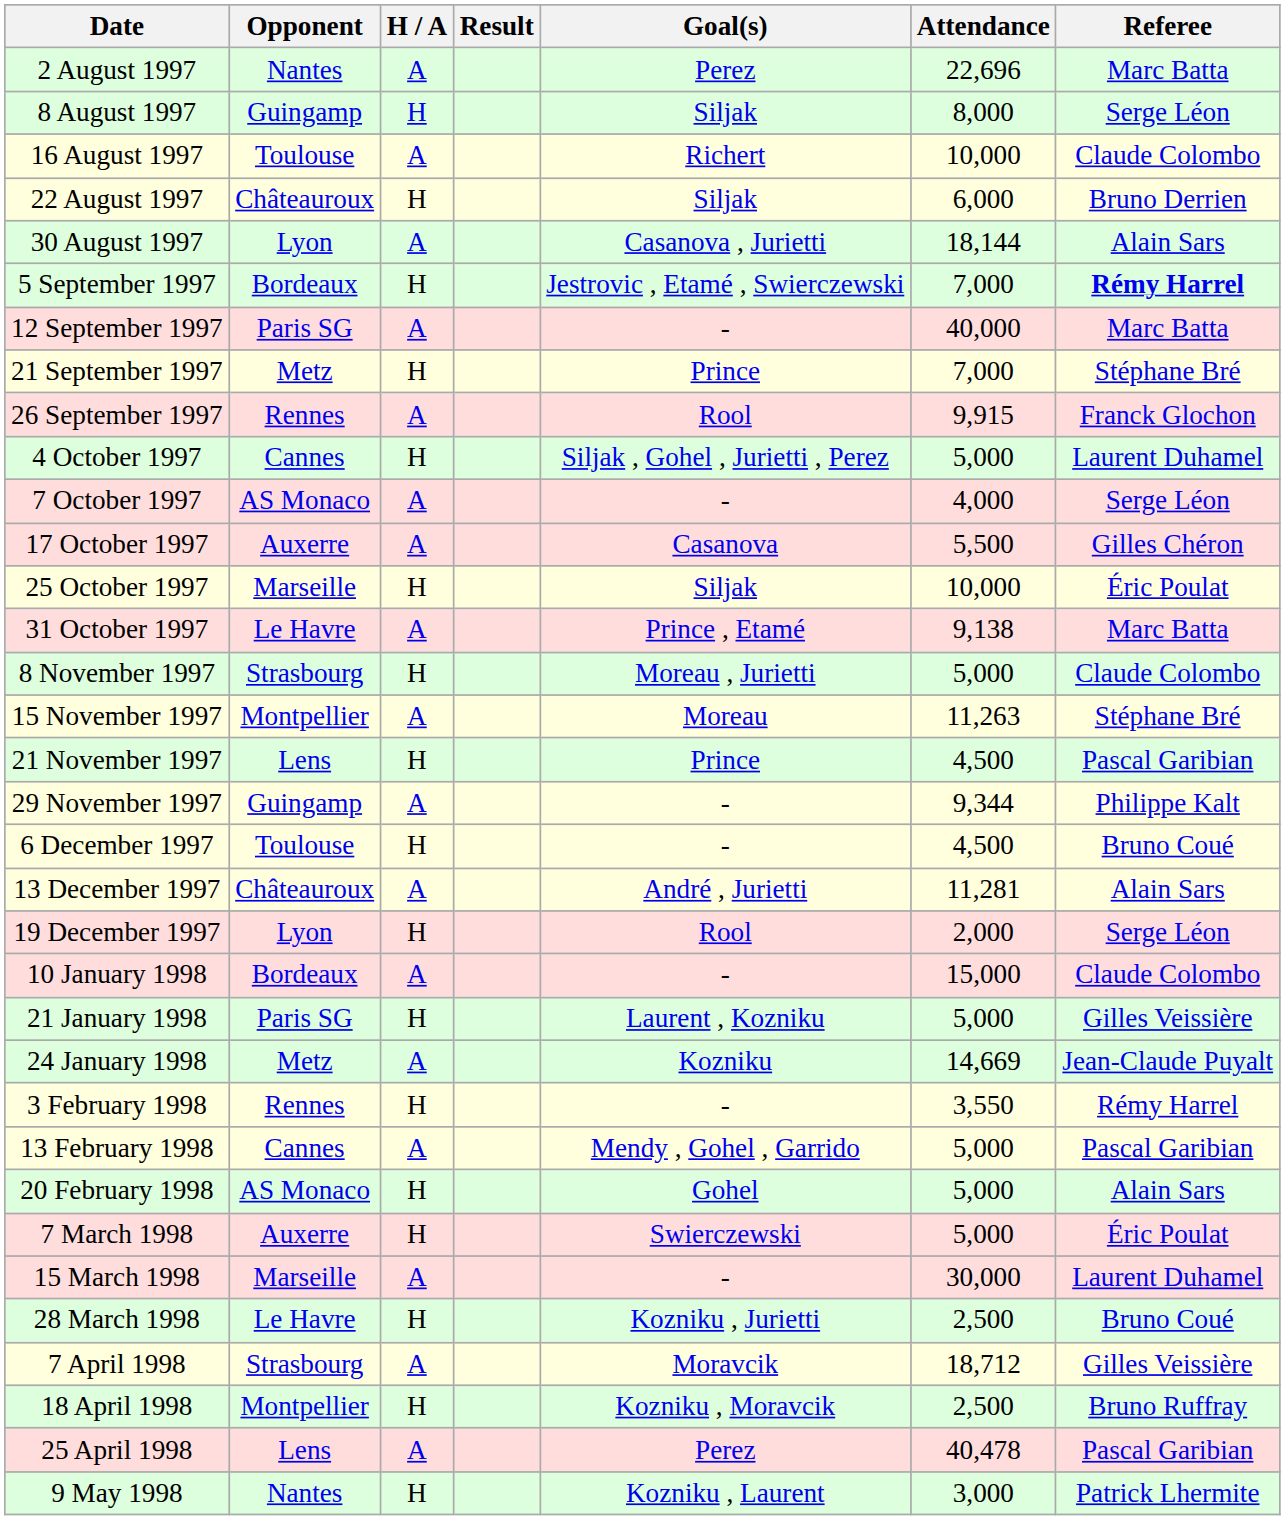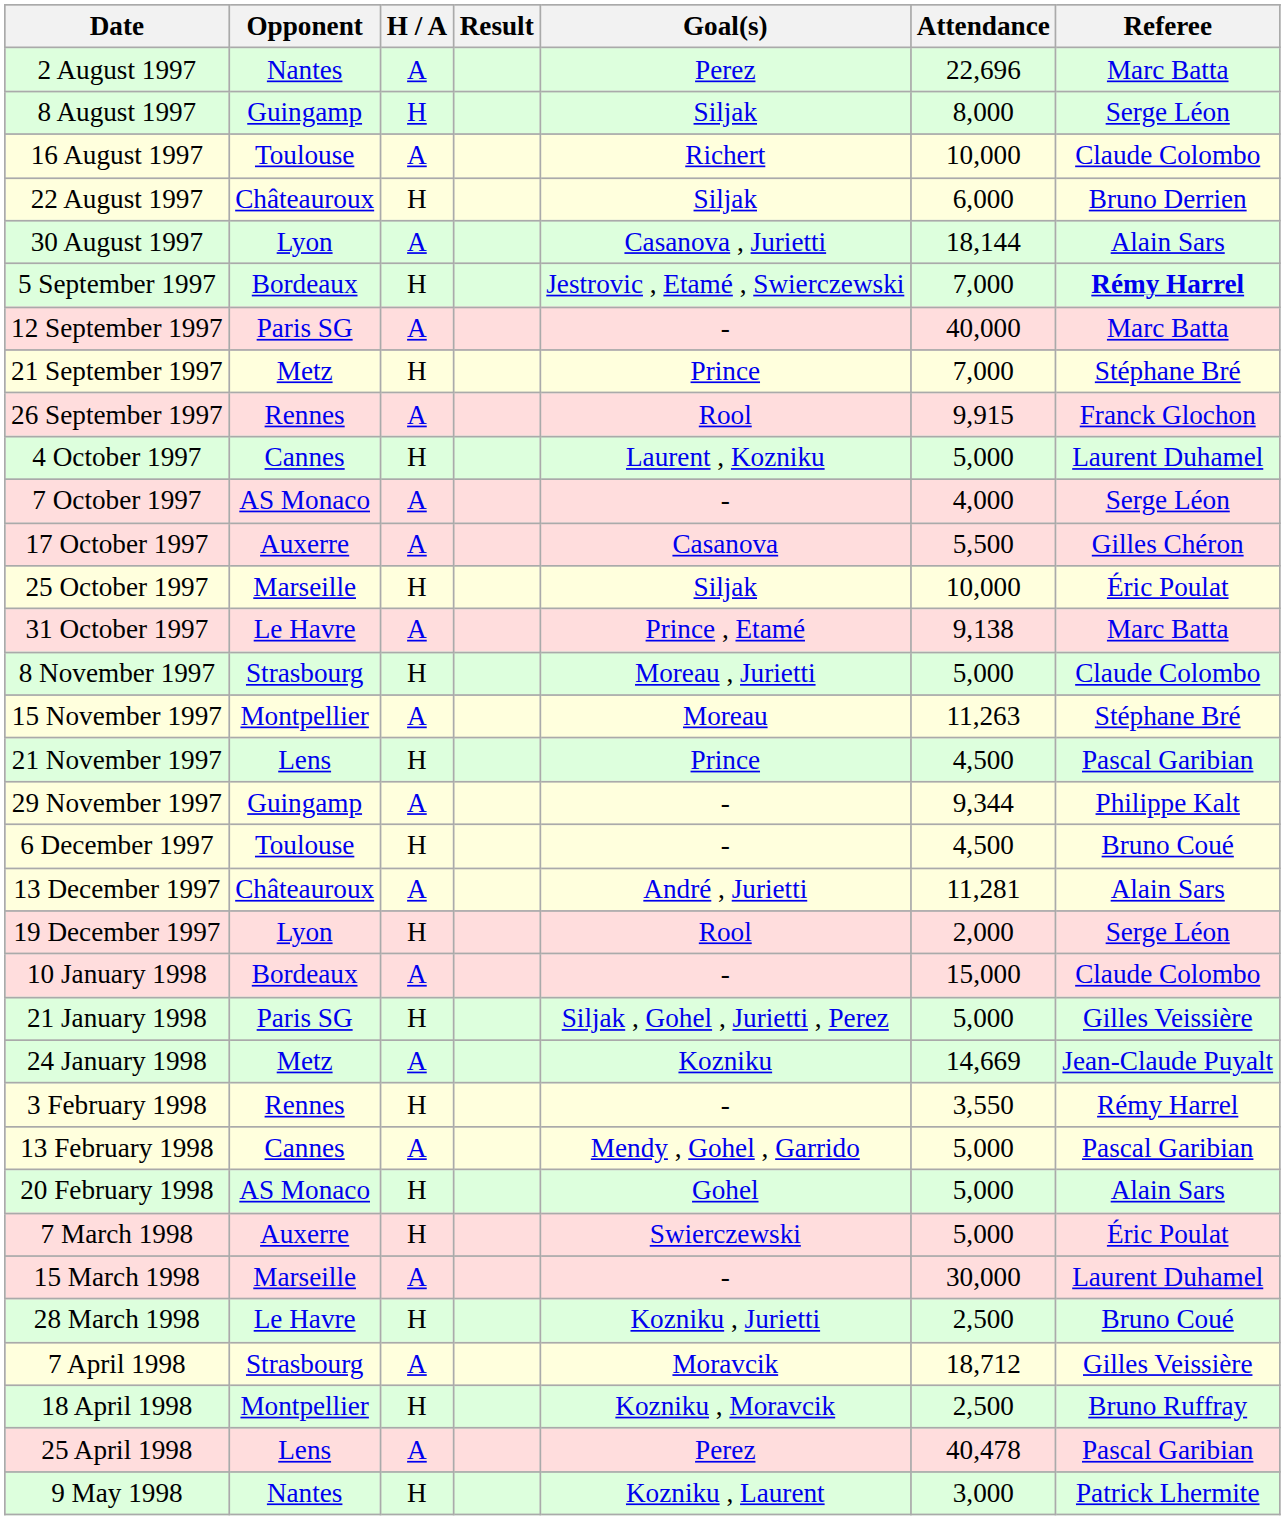(725, 457) Siljak , Gohel , Jurietti , Perez -> (725, 457) Laurent , Kozniku
(725, 1018) Laurent , Kozniku -> (725, 1018) Siljak , Gohel , Jurietti , Perez
